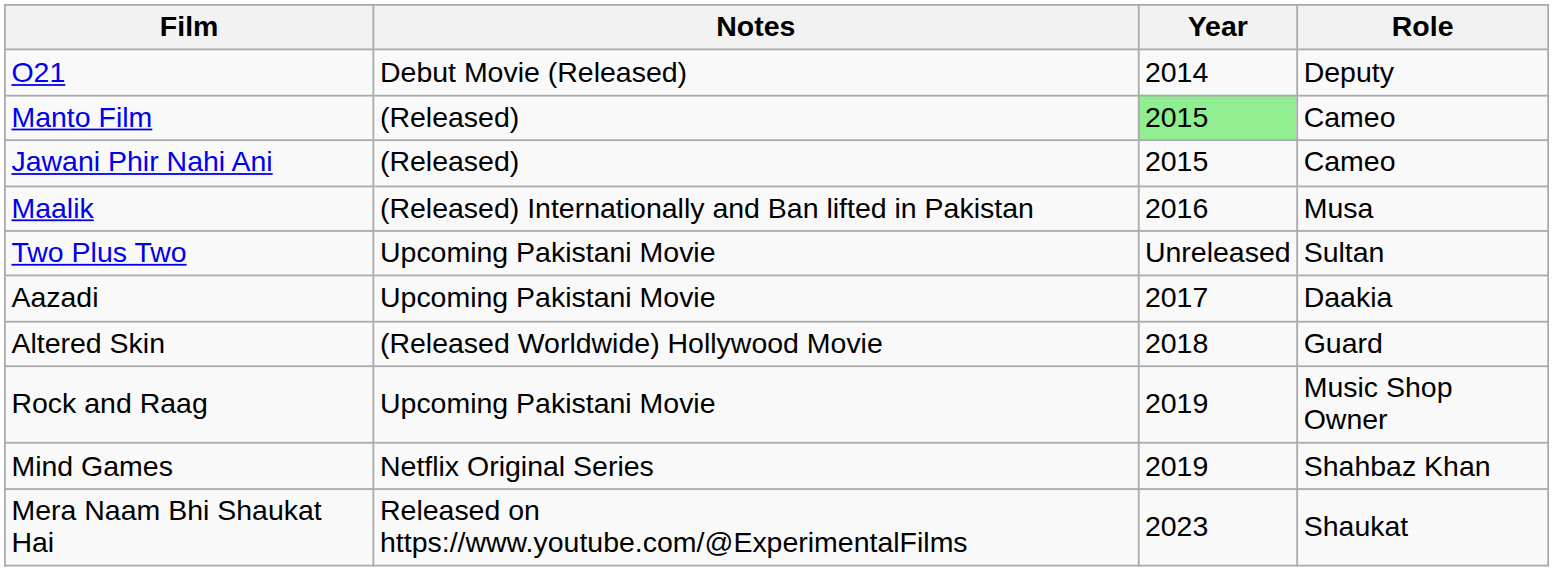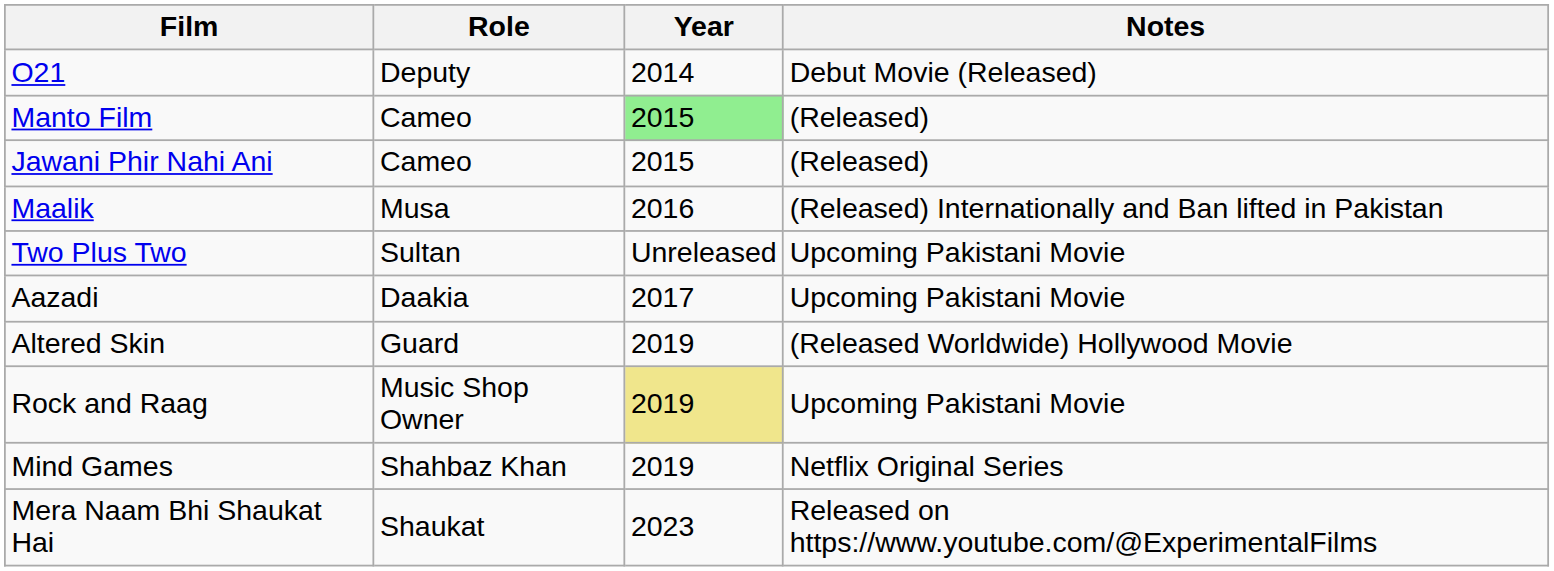columns swapped: (1423, 27) <-> (756, 27)
(1177, 343) 2018 -> (663, 343) 2019
(1177, 404) no background -> (663, 404) khaki background
